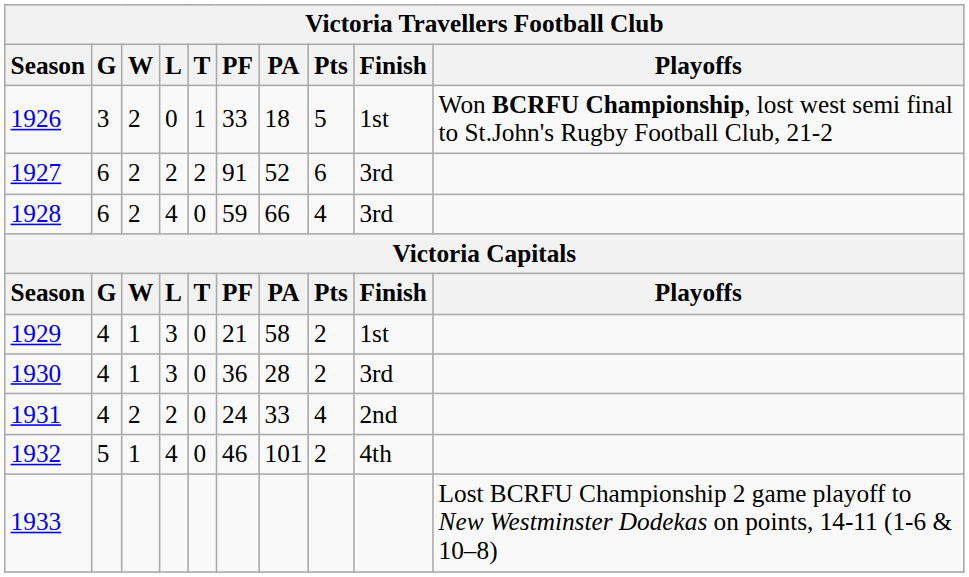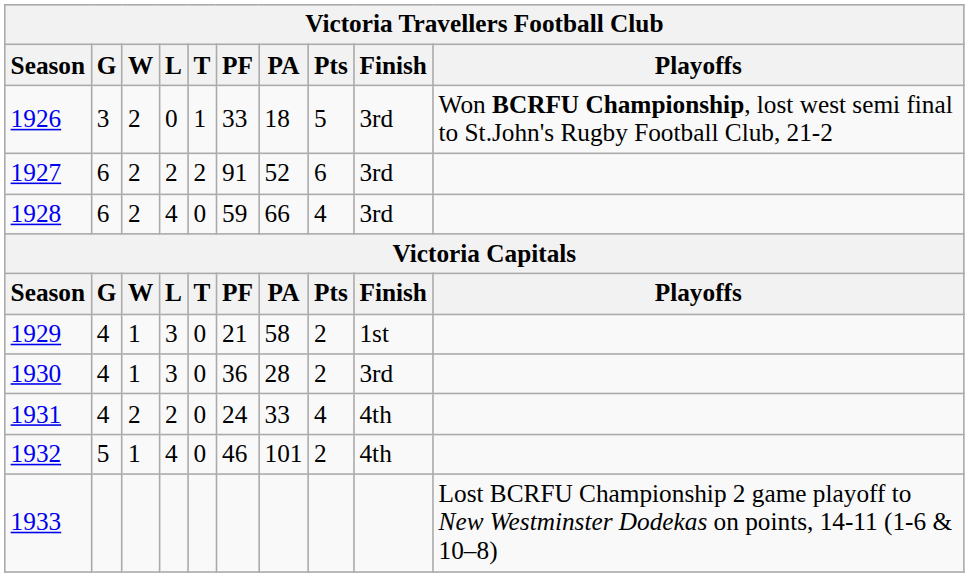(374, 118) 1st -> (376, 118) 3rd
(378, 413) 2nd -> (376, 413) 4th
